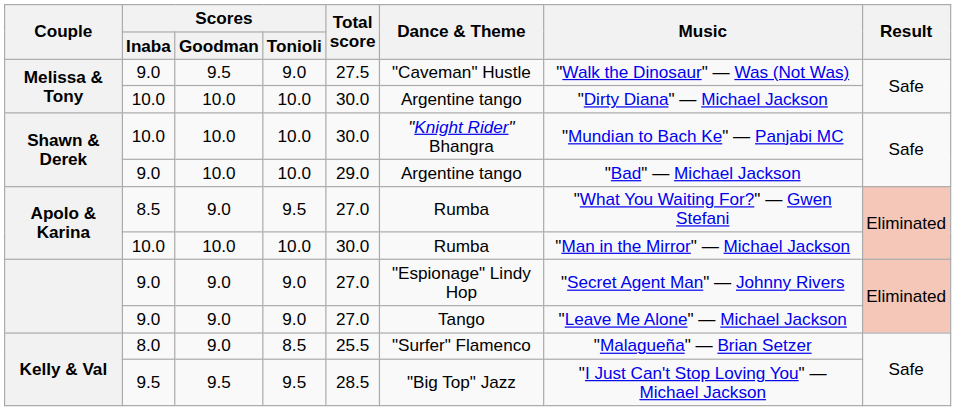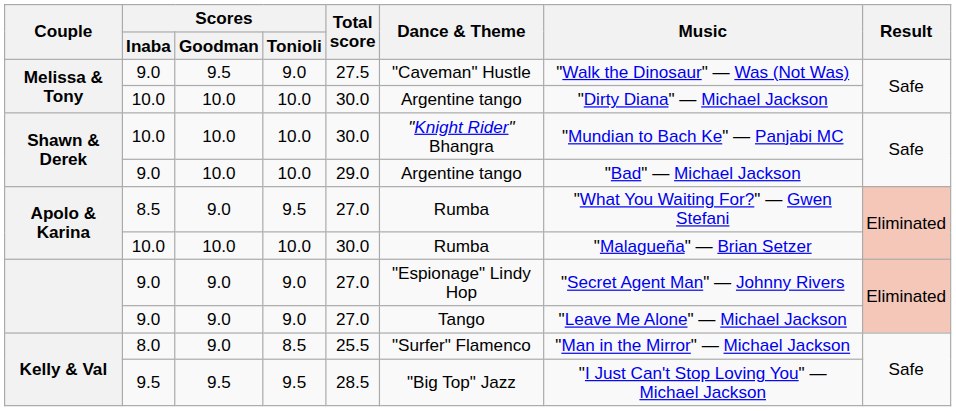(703, 246) "Man in the Mirror" — Michael Jackson -> (703, 246) "Malagueña" — Brian Setzer
(703, 346) "Malagueña" — Brian Setzer -> (703, 346) "Man in the Mirror" — Michael Jackson
